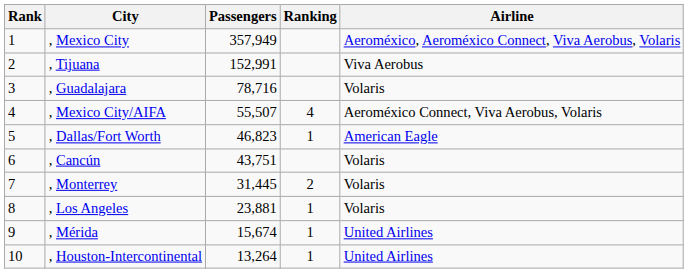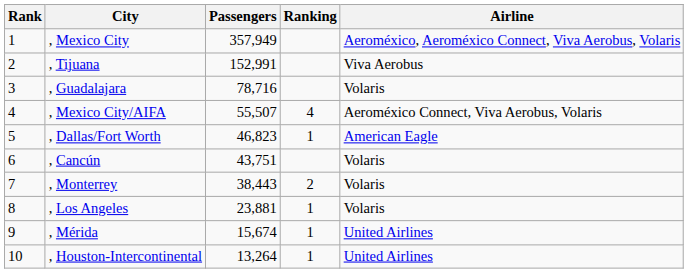(257, 184) 31,445 -> (257, 184) 38,443
